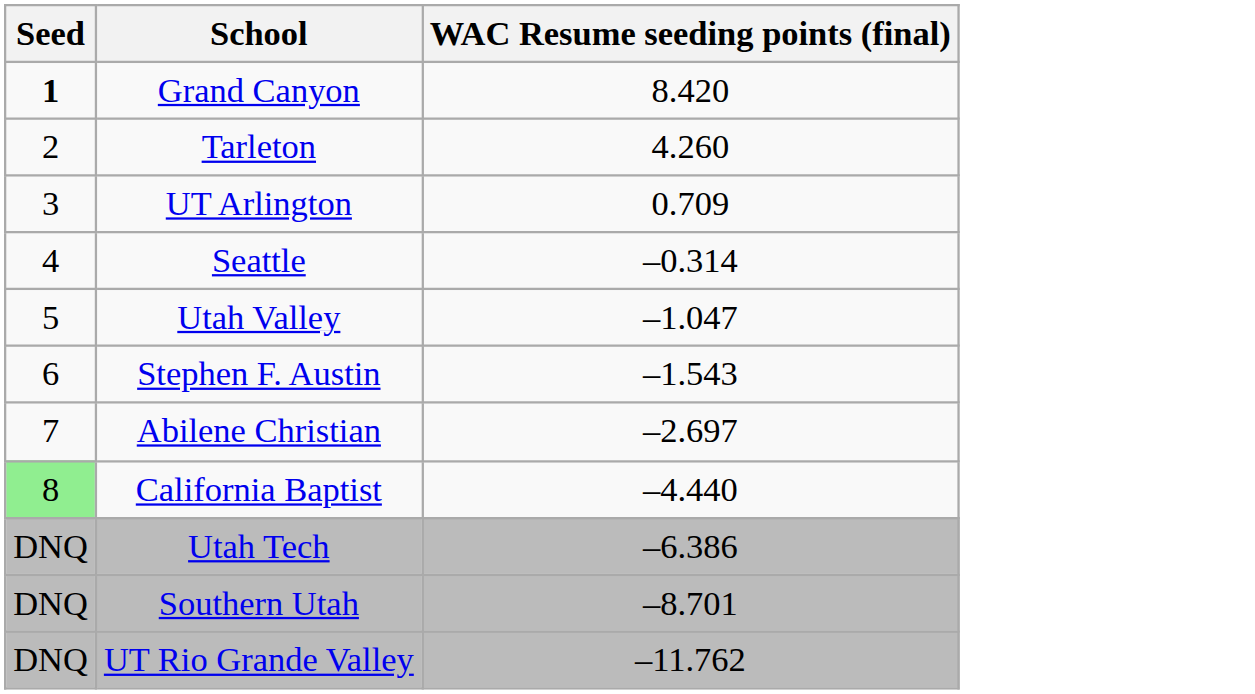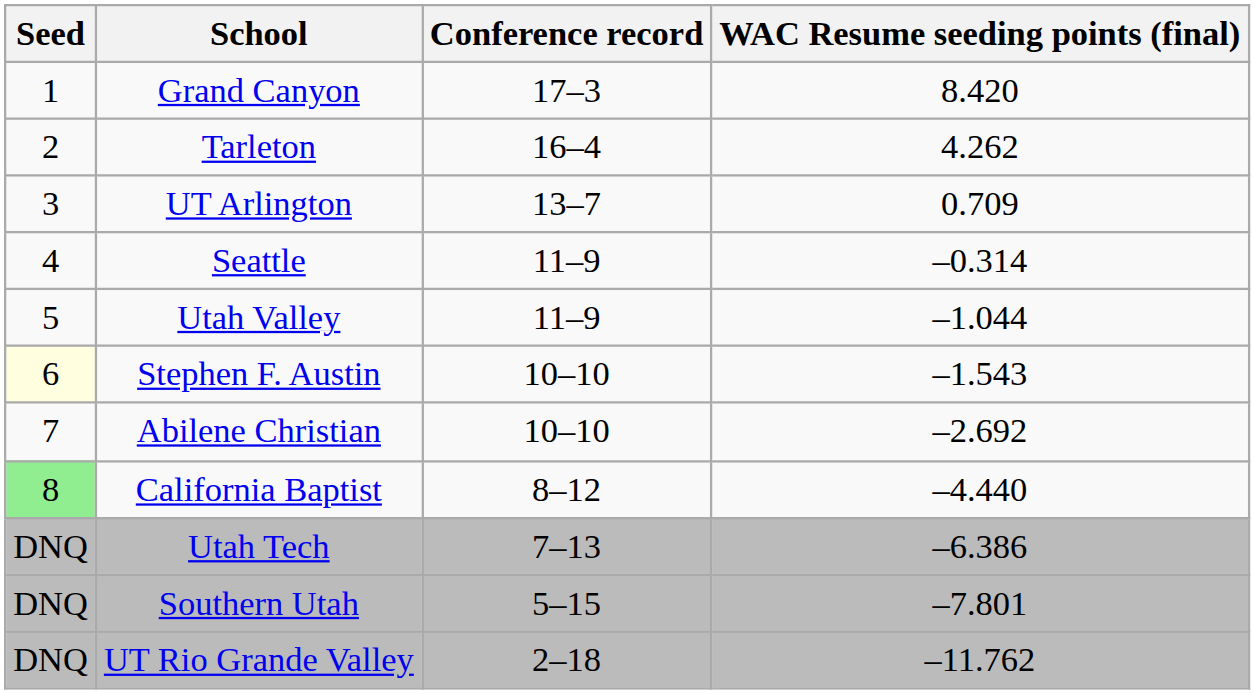+ column: (567, 33)
(50, 90) bold -> (50, 90) normal
(690, 146) 4.260 -> (980, 146) 4.262
(690, 317) –1.047 -> (980, 317) –1.044
(50, 374) no background -> (50, 374) lightyellow background
(690, 431) –2.697 -> (980, 431) –2.692
(690, 602) –8.701 -> (980, 602) –7.801
